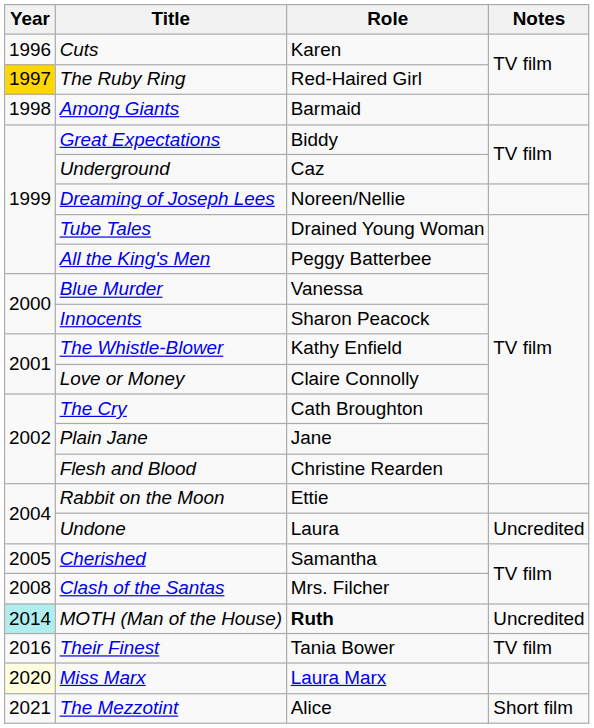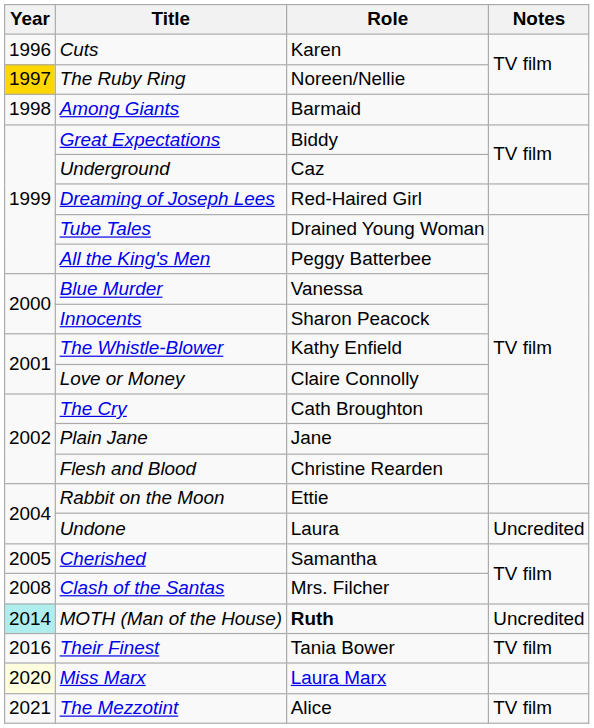(356, 79) Red-Haired Girl -> (348, 79) Noreen/Nellie
(348, 199) Noreen/Nellie -> (356, 199) Red-Haired Girl
(533, 708) Short film -> (523, 708) TV film
